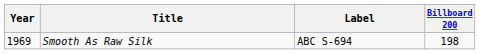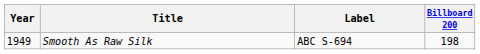(19, 41) 1969 -> (19, 41) 1949
